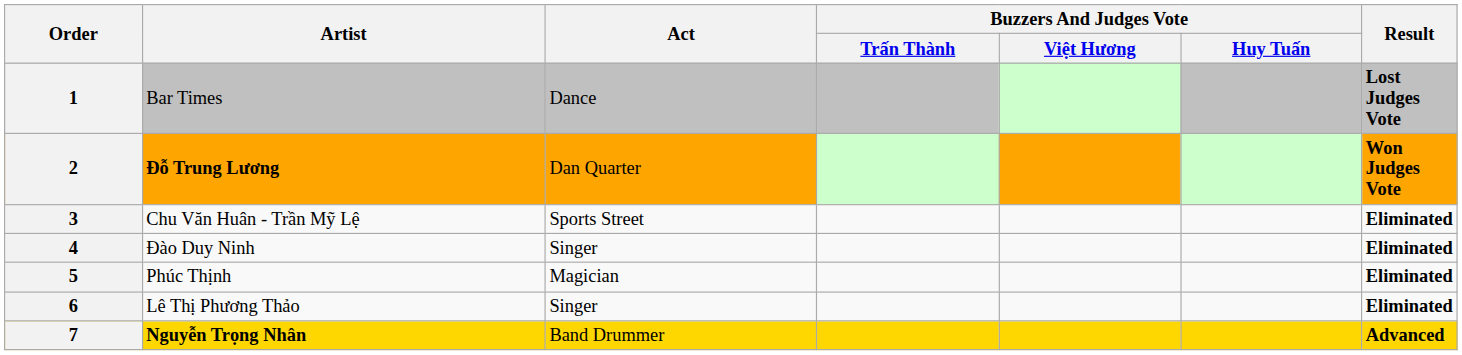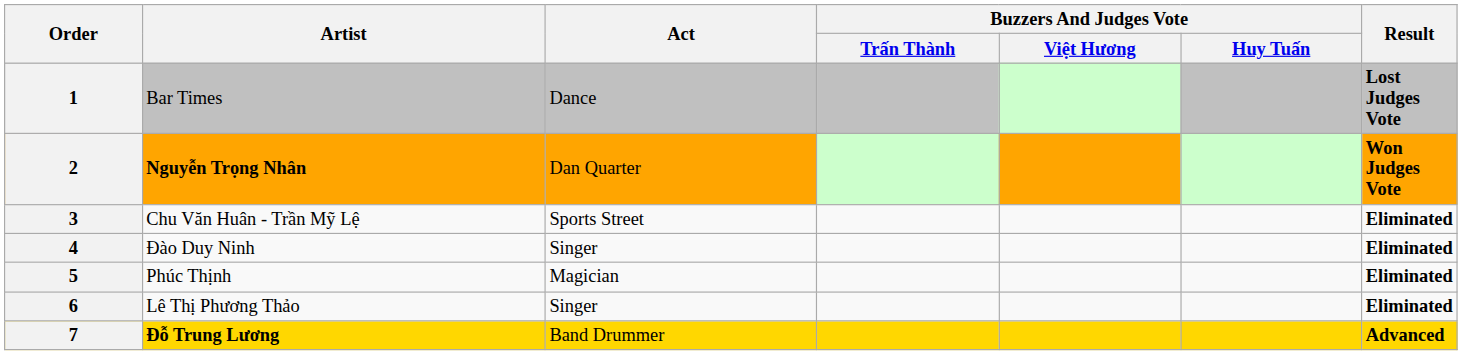(213, 168) Đỗ Trung Lương -> (226, 168) Nguyễn Trọng Nhân
(226, 335) Nguyễn Trọng Nhân -> (213, 335) Đỗ Trung Lương
